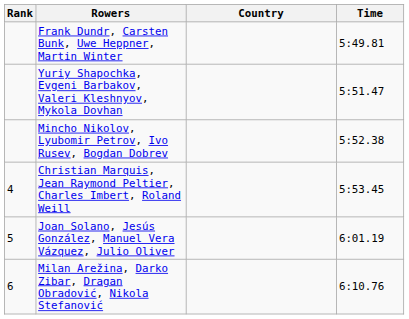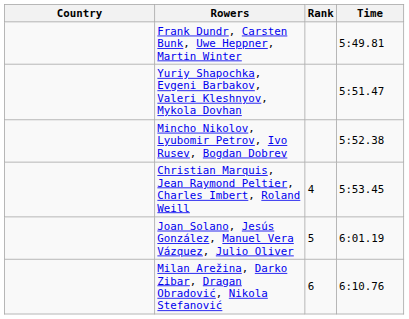columns swapped: (20, 13) <-> (261, 13)
